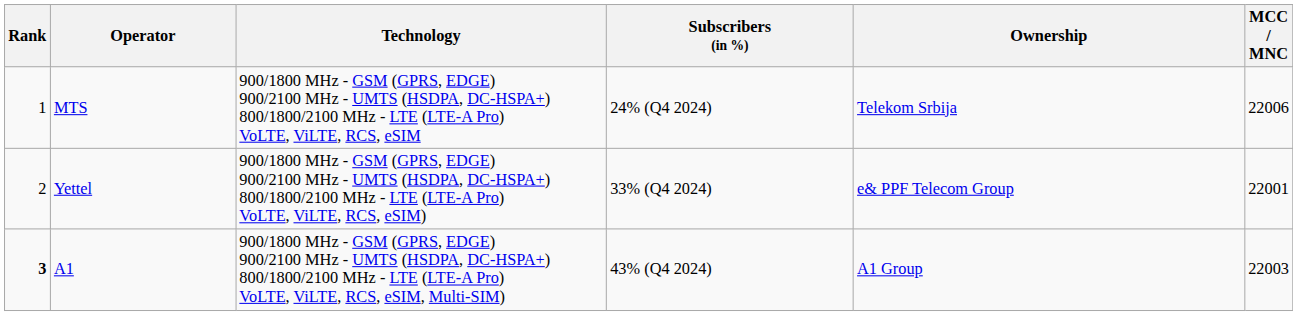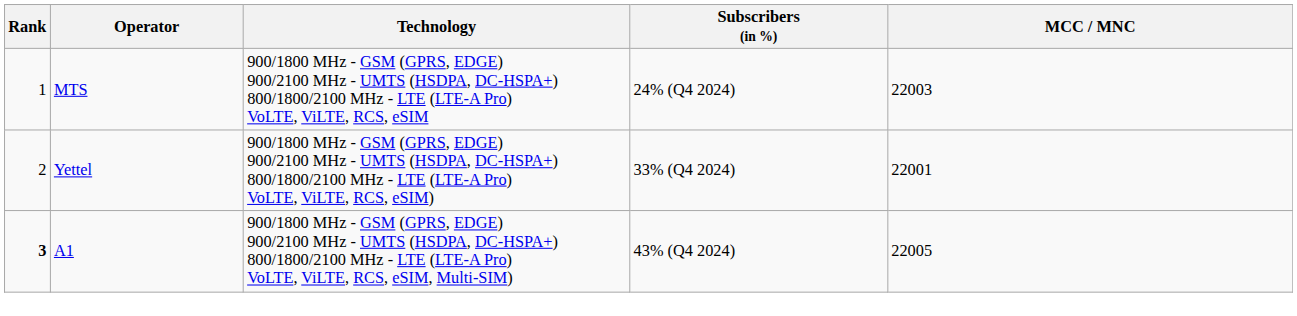- column: (1049, 35)
(1269, 107) 22006 -> (912, 89) 22003
(1269, 269) 22003 -> (912, 251) 22005
